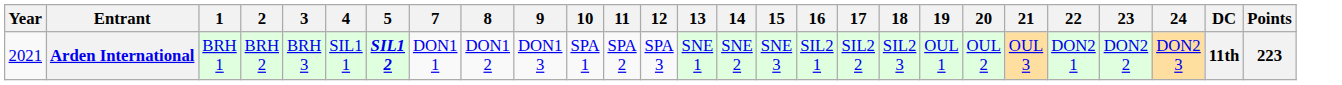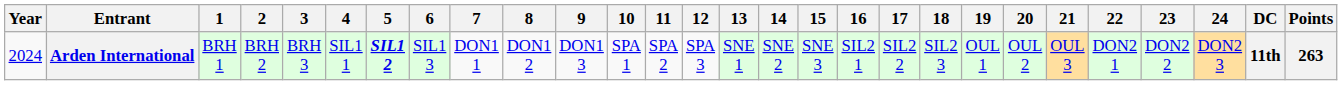+ column: (430, 17)
(25, 55) 2021 -> (25, 55) 2024
(1270, 55) 223 -> (1311, 55) 263
